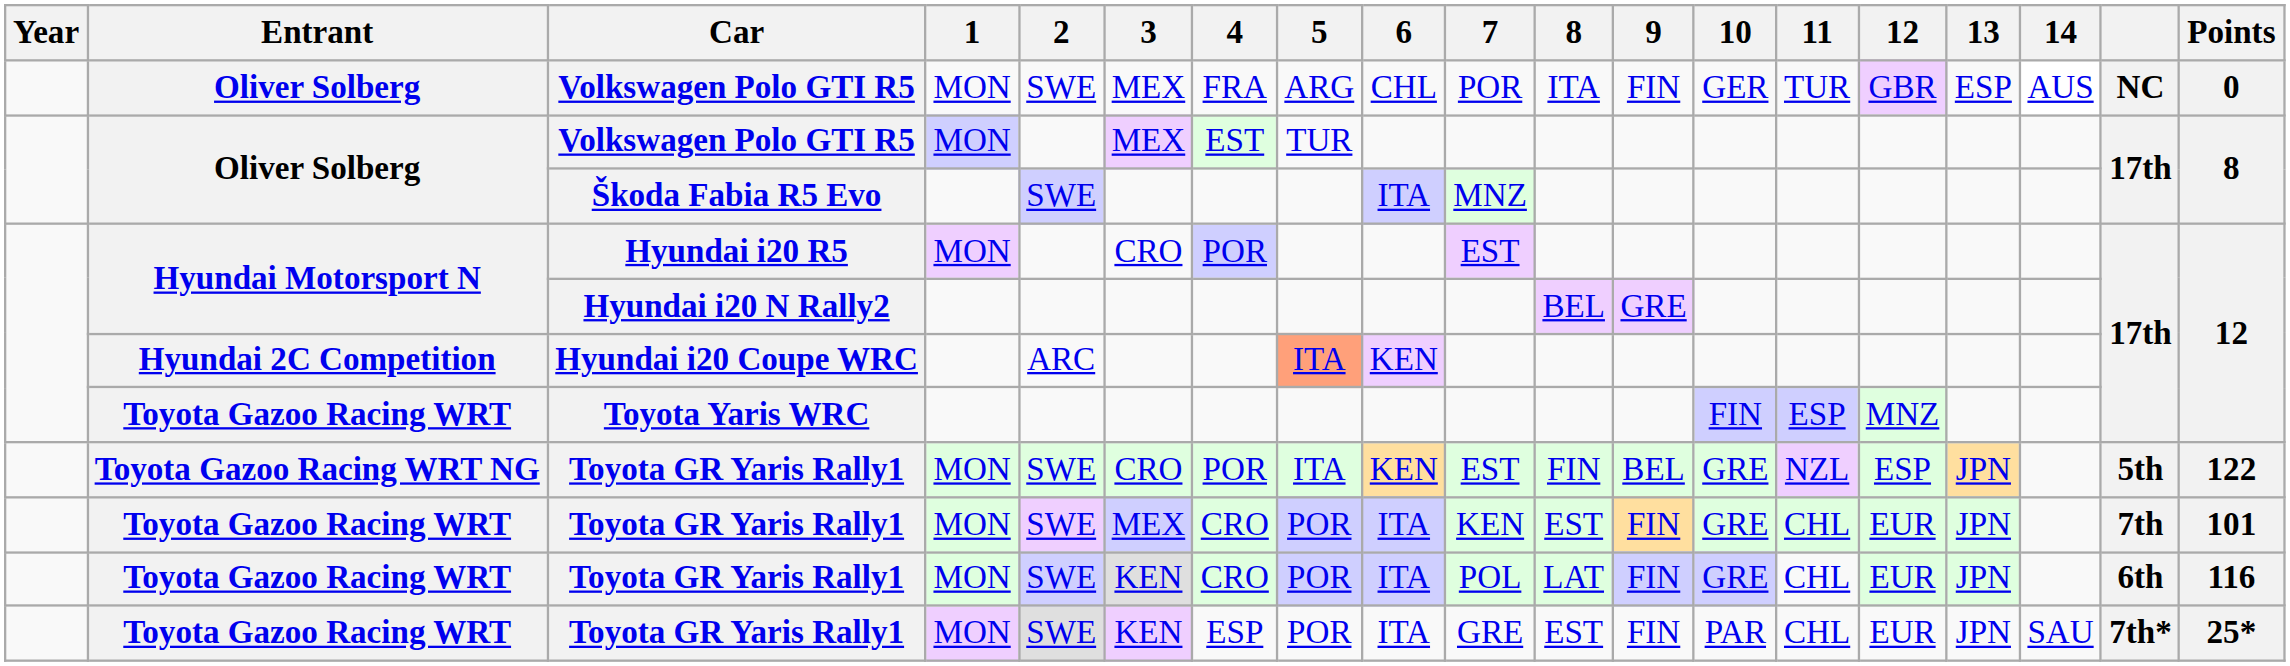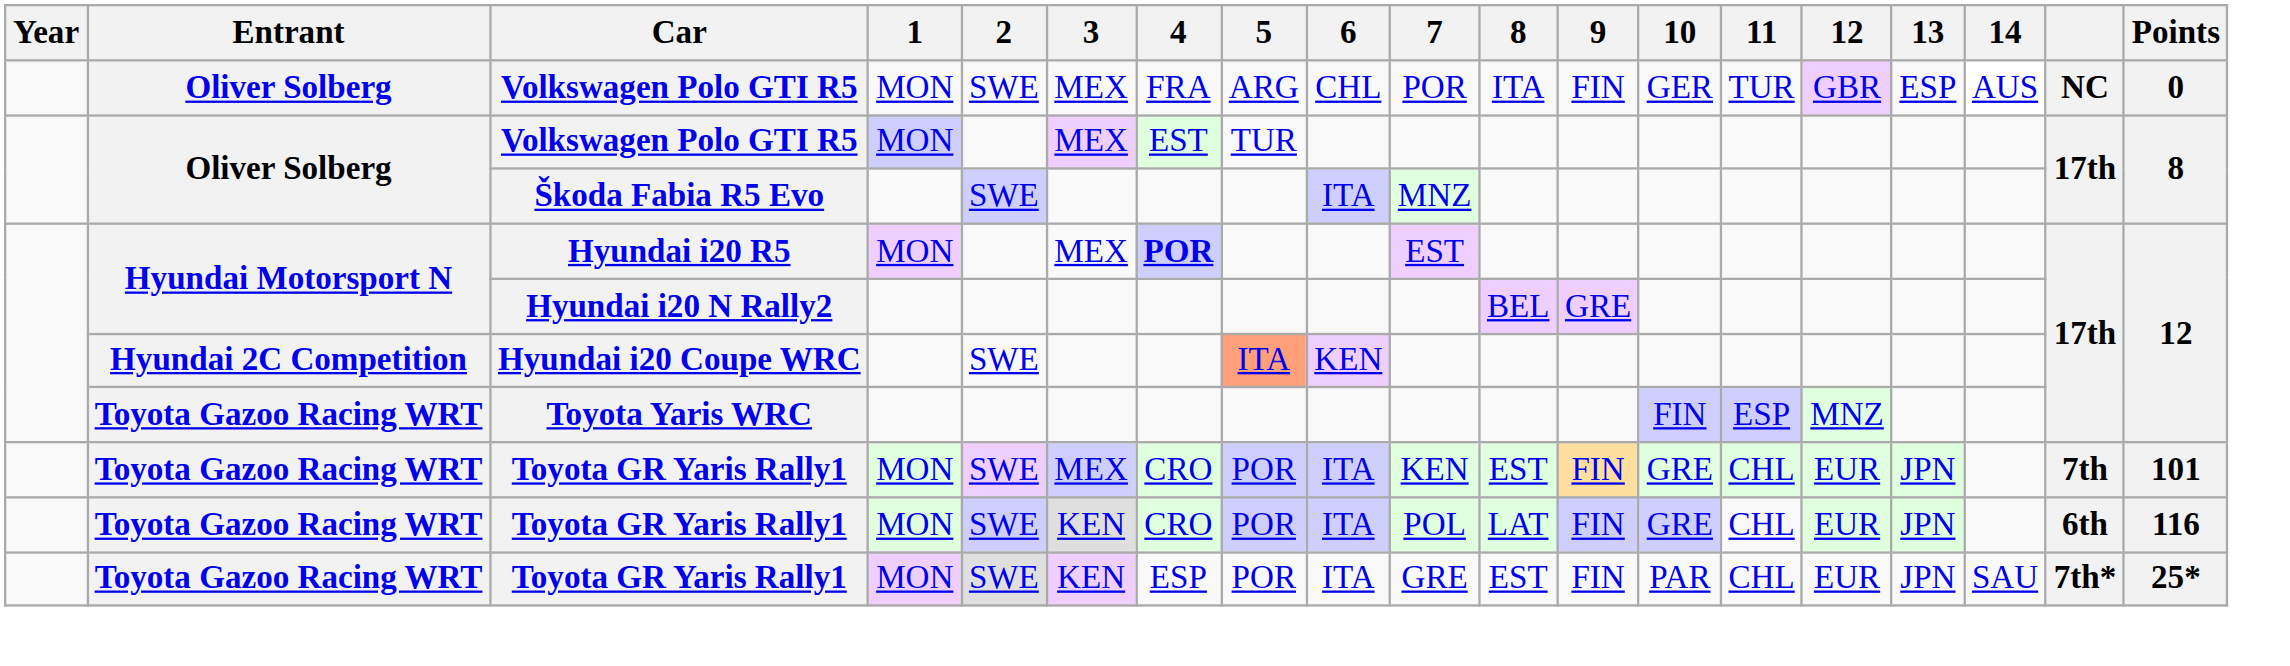(1148, 250) CRO -> (1091, 250) MEX
(1235, 250) normal -> (1178, 250) bold
(1061, 359) ARC -> (1004, 359) SWE
- row: (317, 469)
